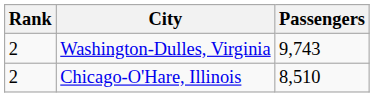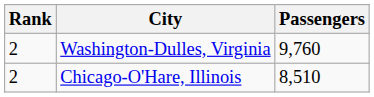(300, 48) 9,743 -> (300, 48) 9,760
